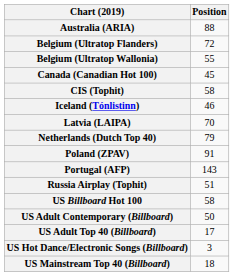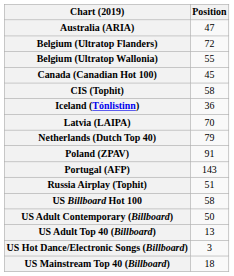(209, 28) 88 -> (209, 28) 47
(209, 106) 46 -> (209, 106) 36
(209, 232) 17 -> (209, 232) 13
